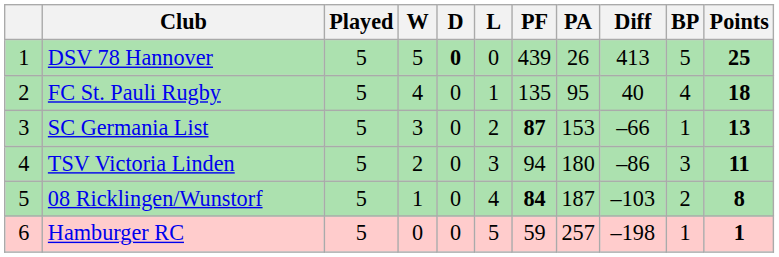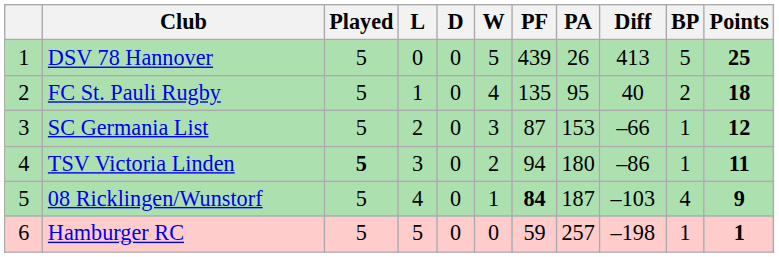columns swapped: (418, 22) <-> (494, 22)
(456, 57) bold -> (456, 57) normal
(685, 92) 4 -> (685, 92) 2
(535, 127) bold -> (535, 127) normal
(739, 127) 13 -> (739, 127) 12
(361, 163) normal -> (361, 163) bold
(685, 163) 3 -> (685, 163) 1
(685, 198) 2 -> (685, 198) 4
(739, 198) 8 -> (739, 198) 9
